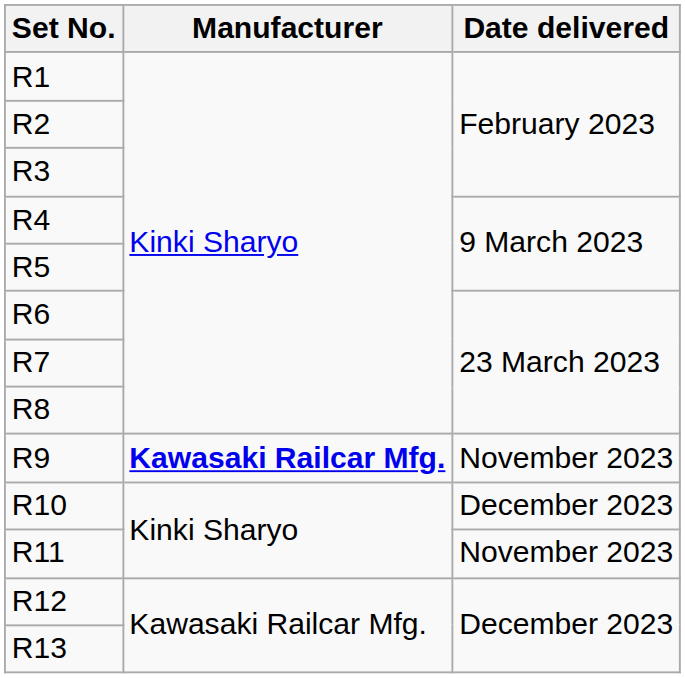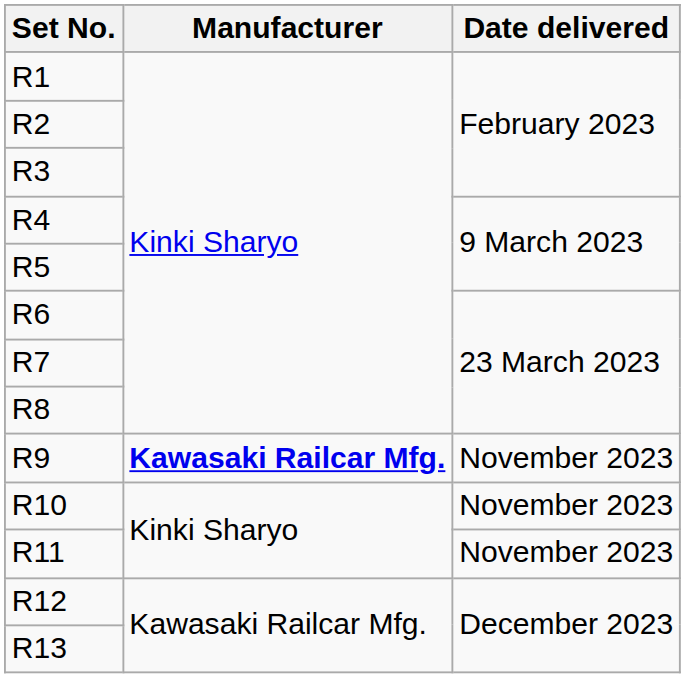(566, 505) December 2023 -> (566, 505) November 2023
